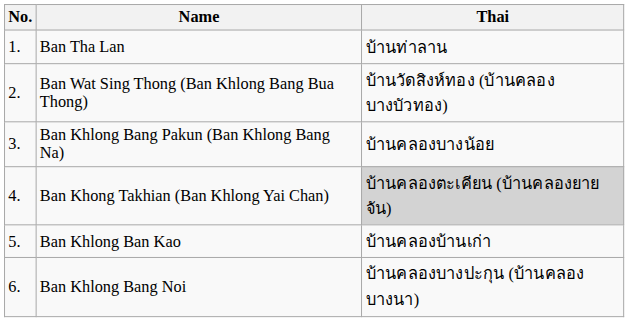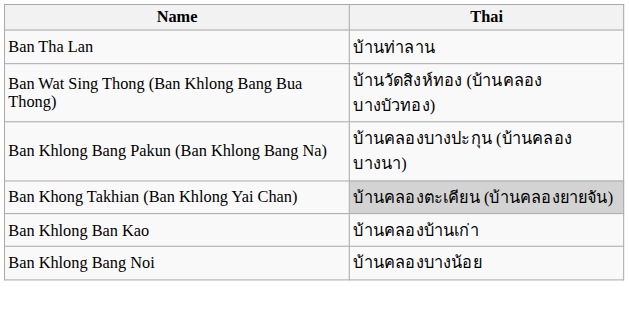- column: (20, 17)
(430, 144) บ้านคลองบางน้อย -> (463, 151) บ้านคลองบางปะกุน (บ้านคลองบางนา)
(475, 287) บ้านคลองบางปะกุน (บ้านคลองบางนา) -> (418, 263) บ้านคลองบางน้อย
